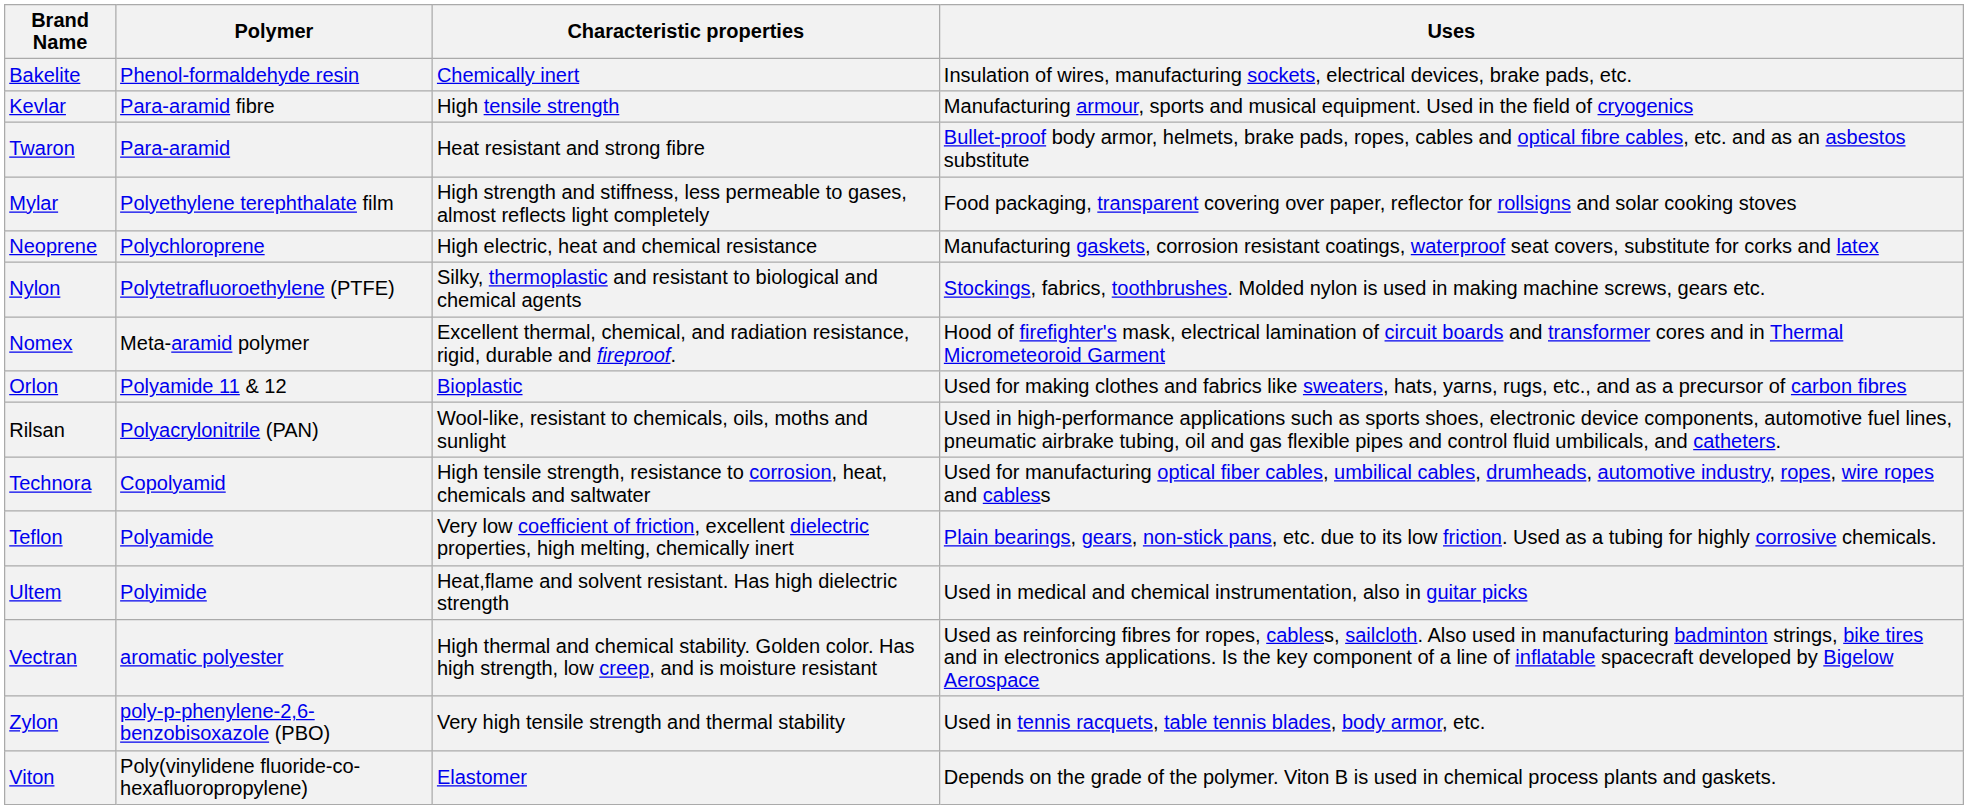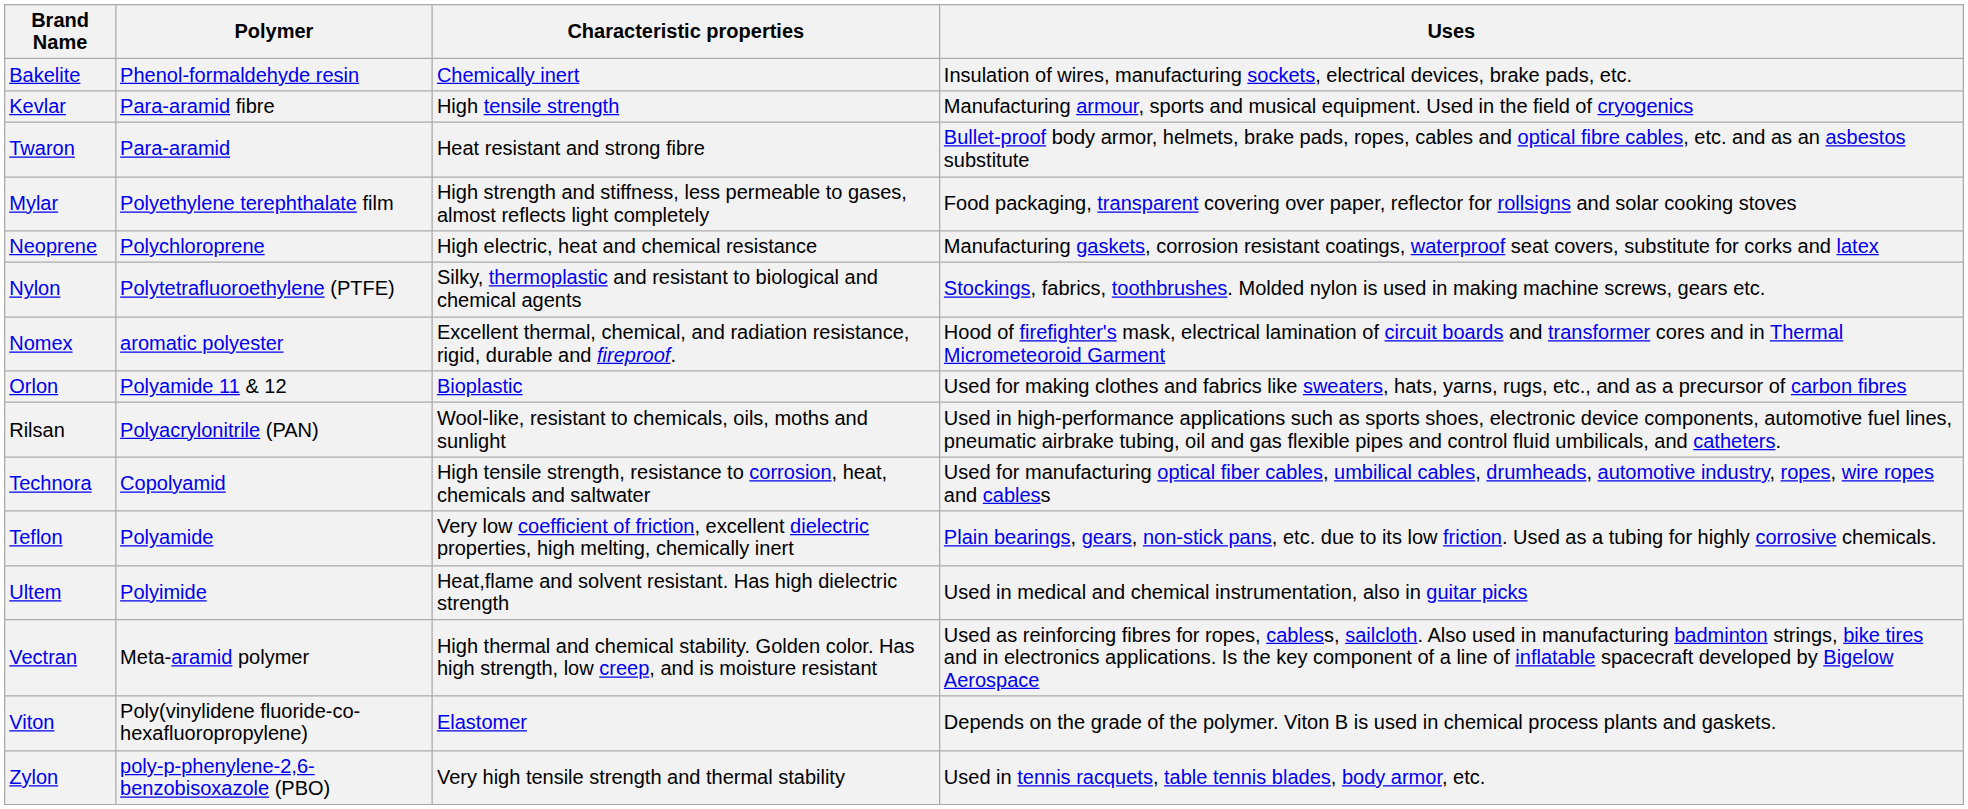(215, 343) Meta-aramid polymer -> (202, 343) aromatic polyester
(202, 657) aromatic polyester -> (215, 657) Meta-aramid polymer
rows swapped: (32, 777) <-> (34, 723)
